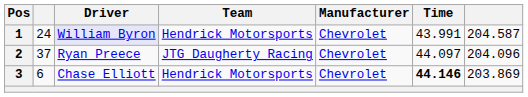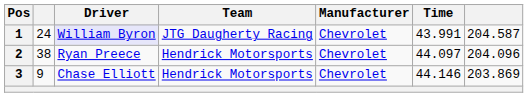(237, 35) Hendrick Motorsports -> (237, 35) JTG Daugherty Racing
(44, 56) 37 -> (44, 56) 38
(237, 56) JTG Daugherty Racing -> (237, 56) Hendrick Motorsports
(40, 76) 6 -> (40, 76) 9
(438, 76) bold -> (438, 76) normal
